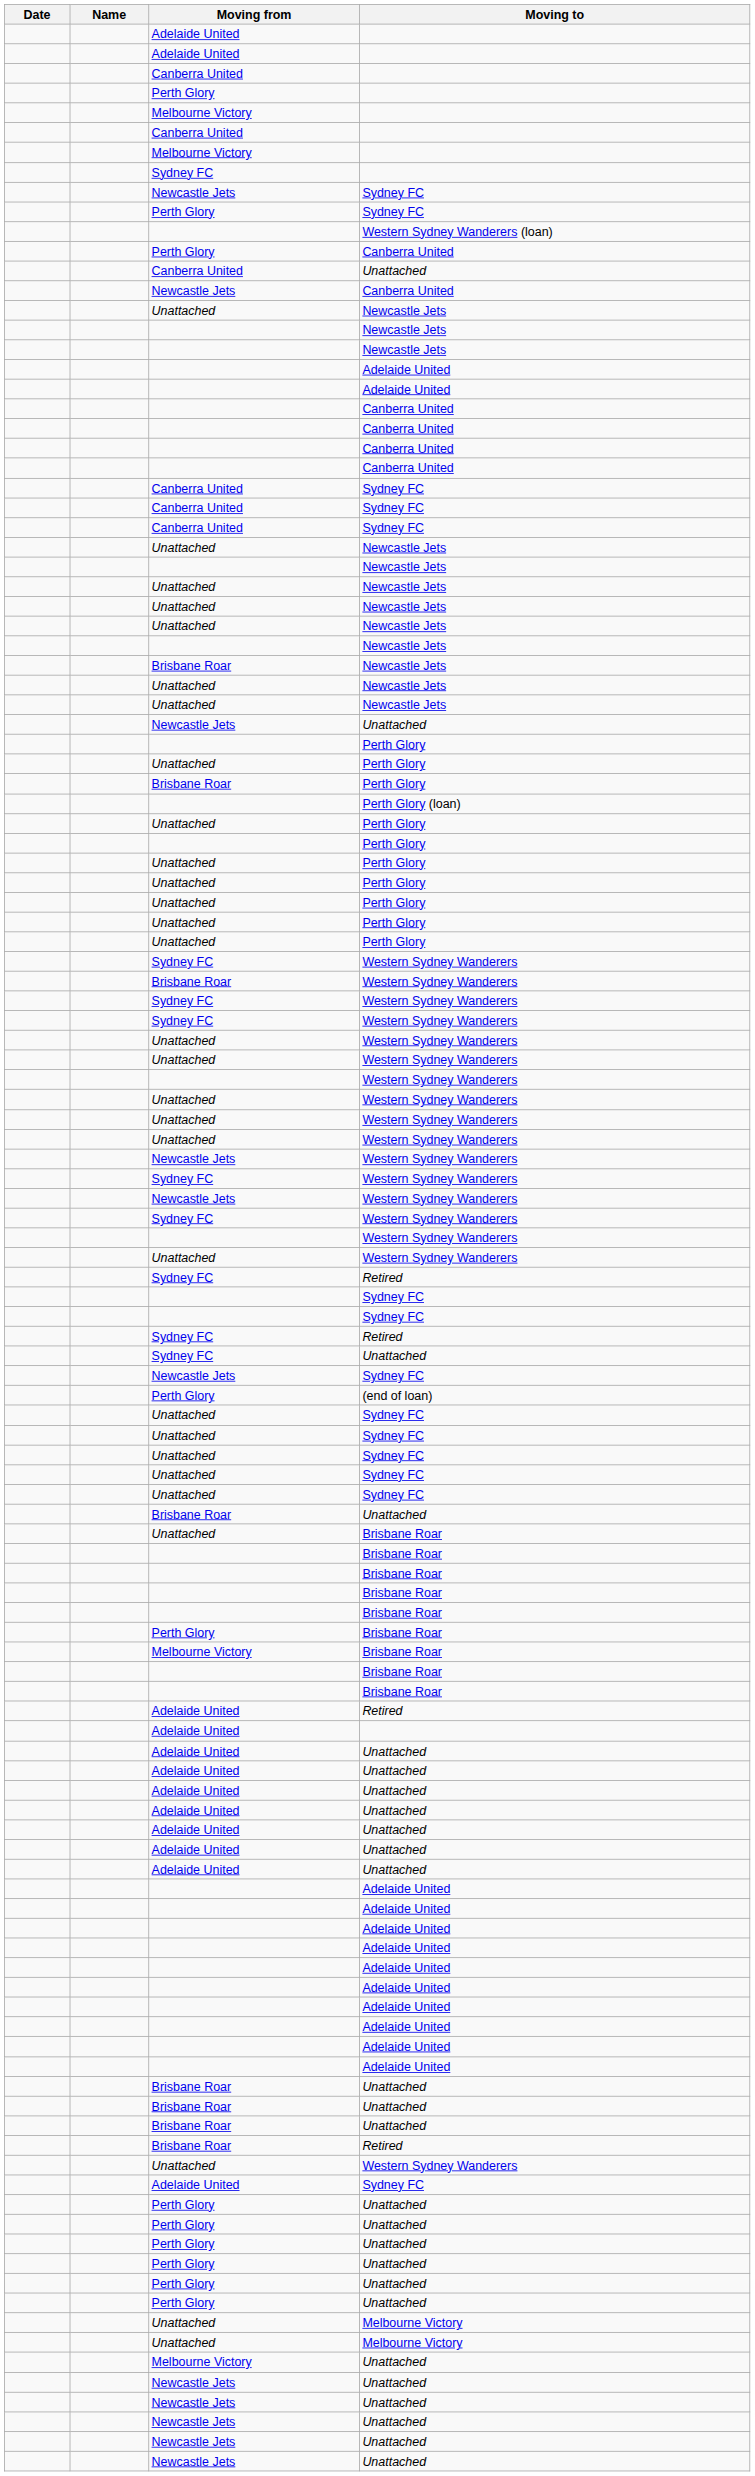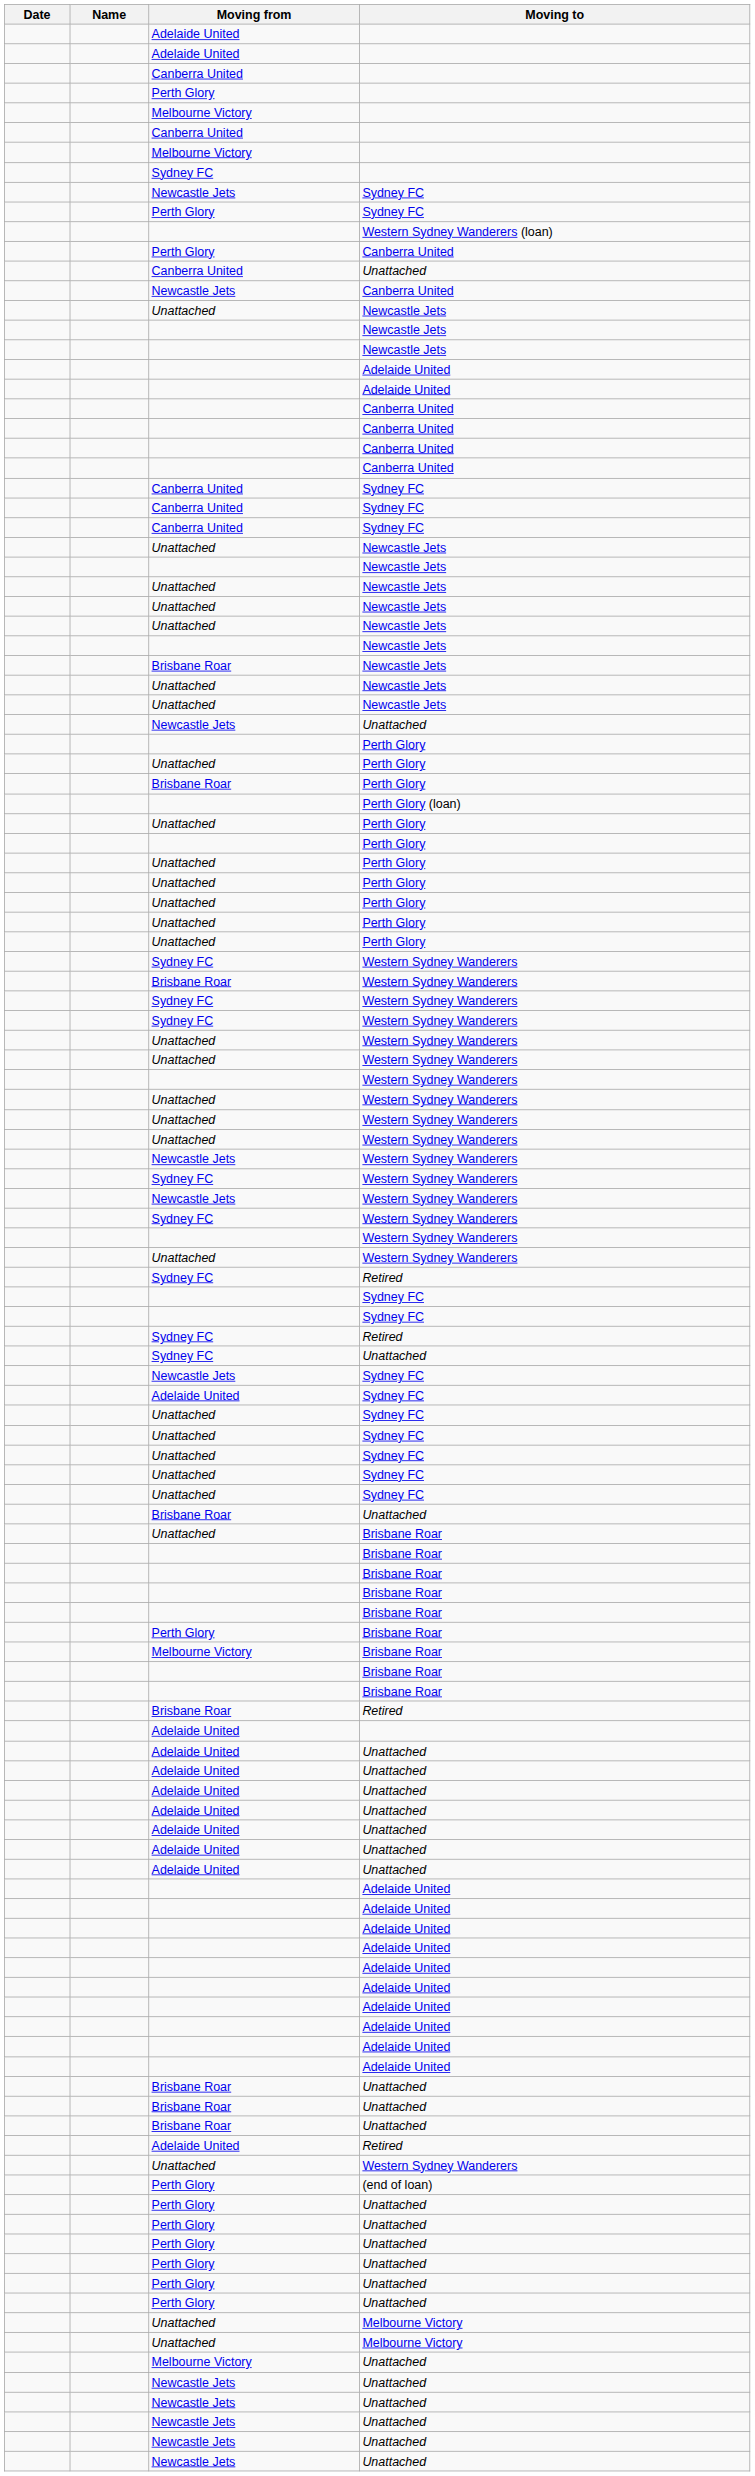rows swapped: (196, 2185) <-> (183, 1396)
rows swapped: (196, 1711) <-> (191, 2145)
